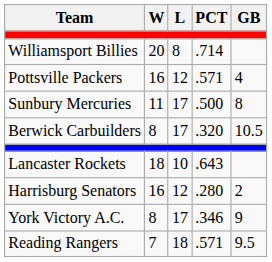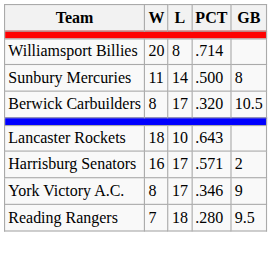- row: (65, 78)
(180, 104) 17 -> (180, 78) 14
(180, 191) 12 -> (180, 164) 17
(209, 191) .280 -> (209, 164) .571
(209, 243) .571 -> (209, 217) .280
